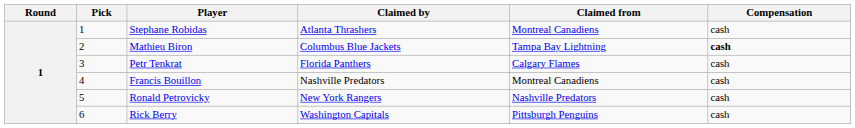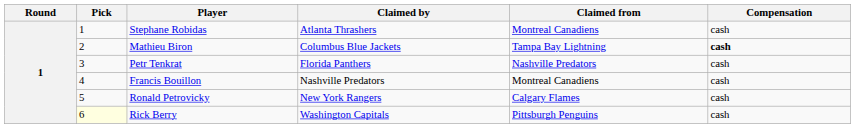(546, 64) Calgary Flames -> (554, 64) Nashville Predators
(554, 98) Nashville Predators -> (546, 98) Calgary Flames
(82, 115) no background -> (82, 115) lightyellow background
